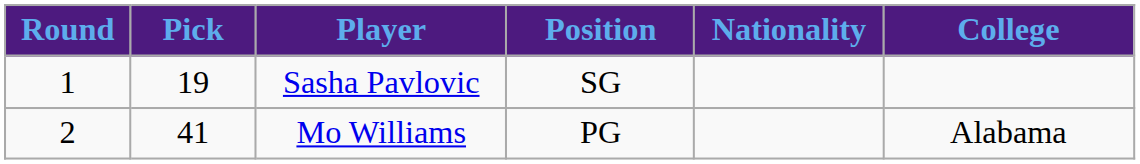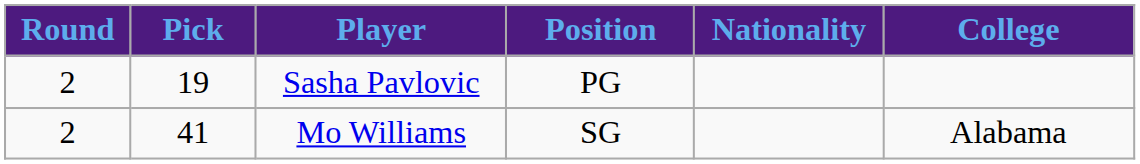(68, 81) 1 -> (68, 81) 2
(601, 81) SG -> (601, 81) PG
(601, 132) PG -> (601, 132) SG
